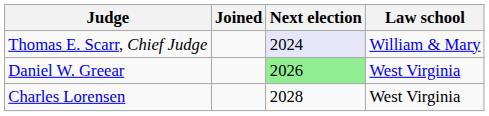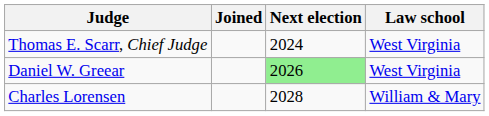(286, 44) lavender background -> (286, 44) no background
(425, 44) William & Mary -> (415, 44) West Virginia
(415, 96) West Virginia -> (425, 96) William & Mary
